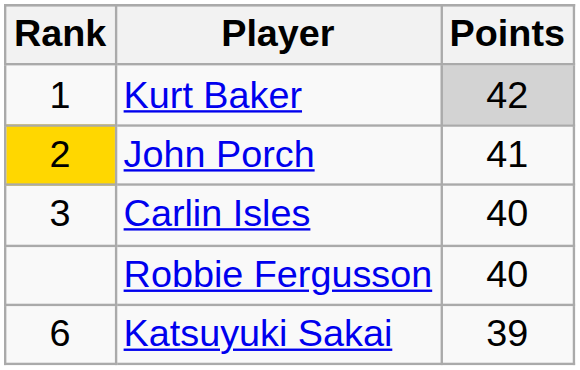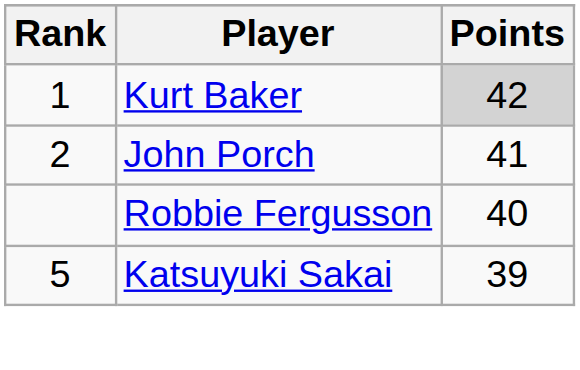(60, 154) gold background -> (60, 154) no background
- row: (217, 214)
(60, 333) 6 -> (60, 273) 5
